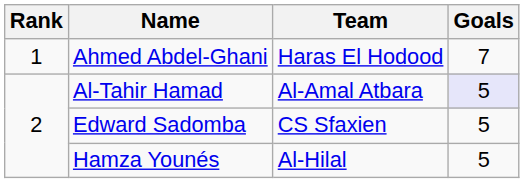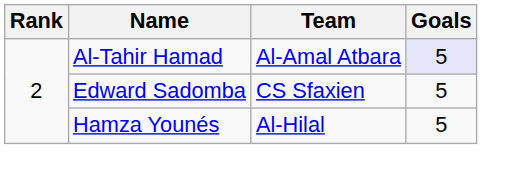- row: (170, 56)
